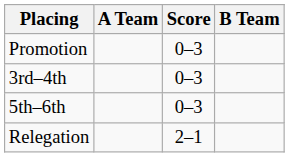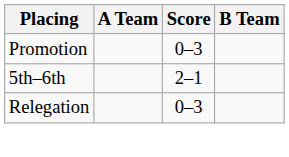- row: (38, 78)
(189, 107) 0–3 -> (189, 78) 2–1
(189, 136) 2–1 -> (189, 107) 0–3
